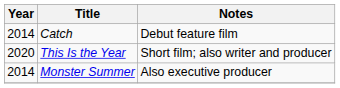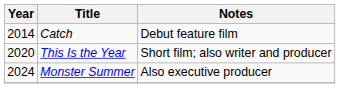(21, 72) 2014 -> (21, 72) 2024
